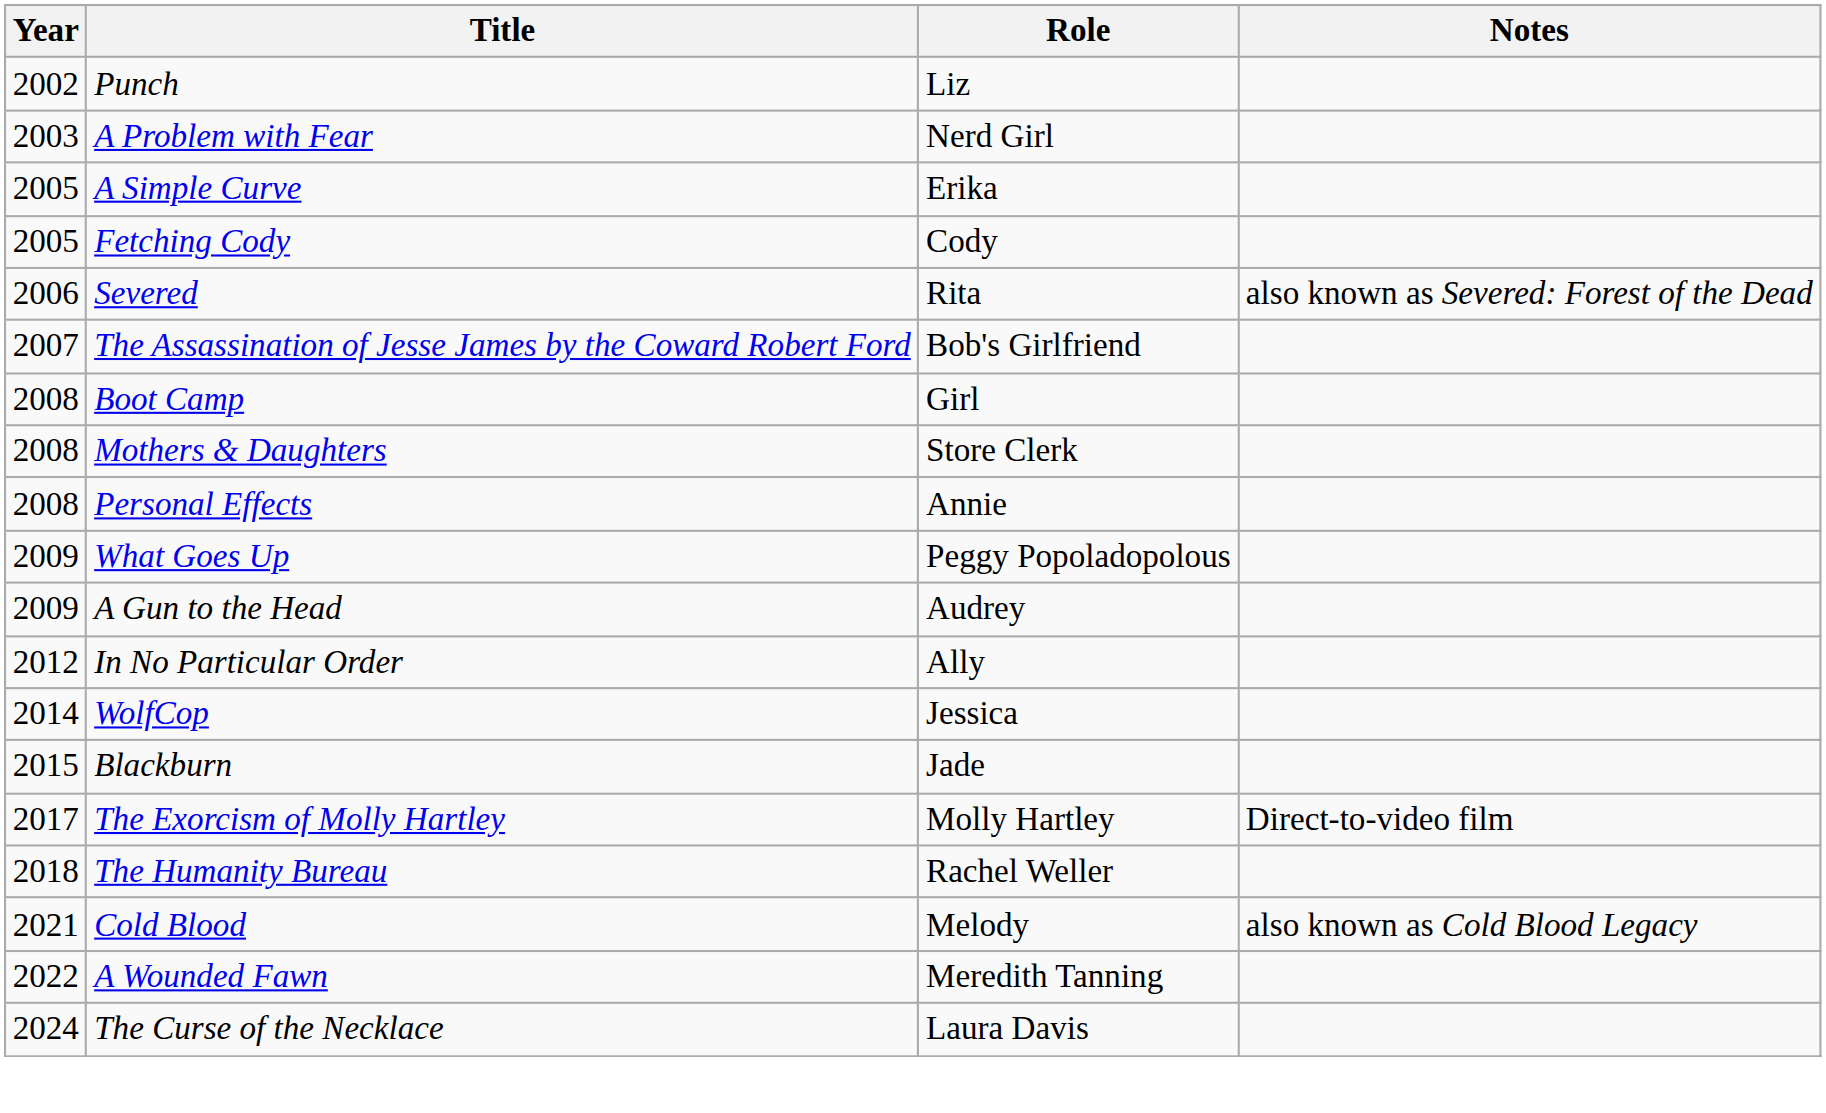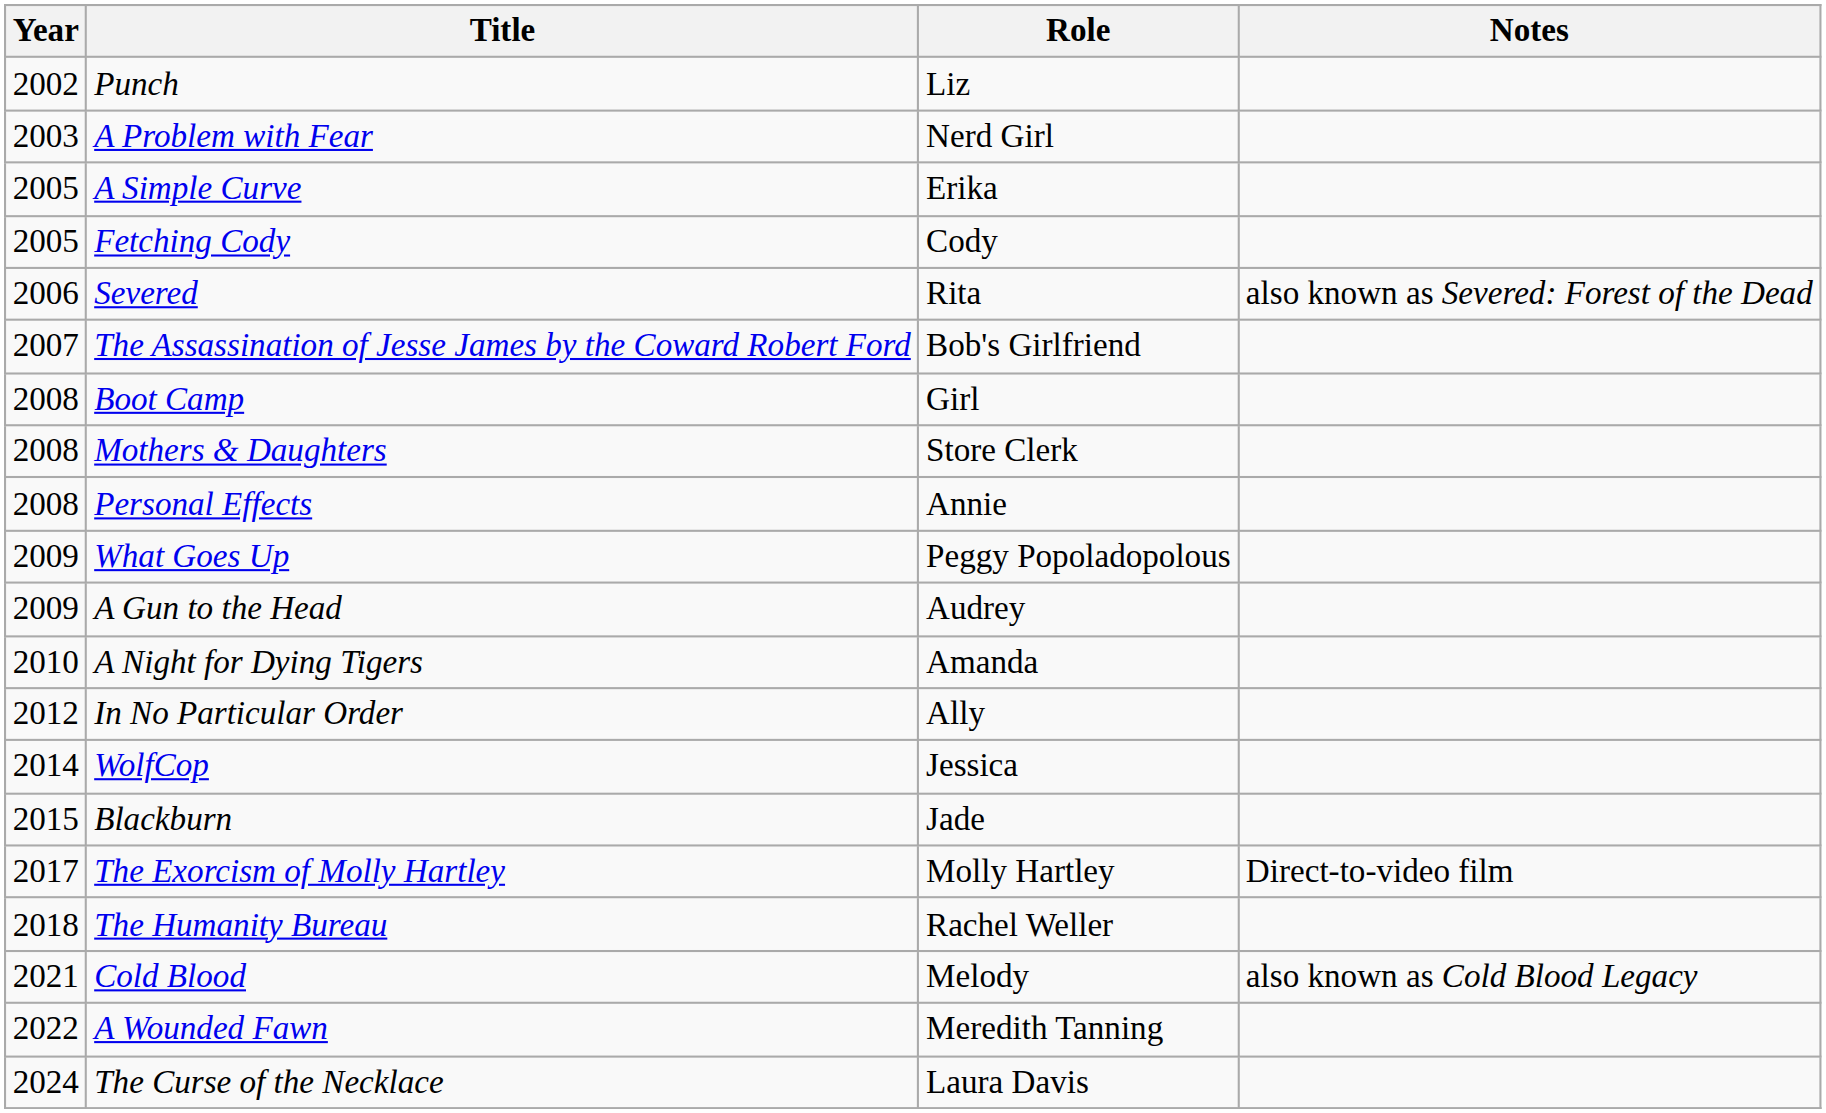+ row: (259, 661)
